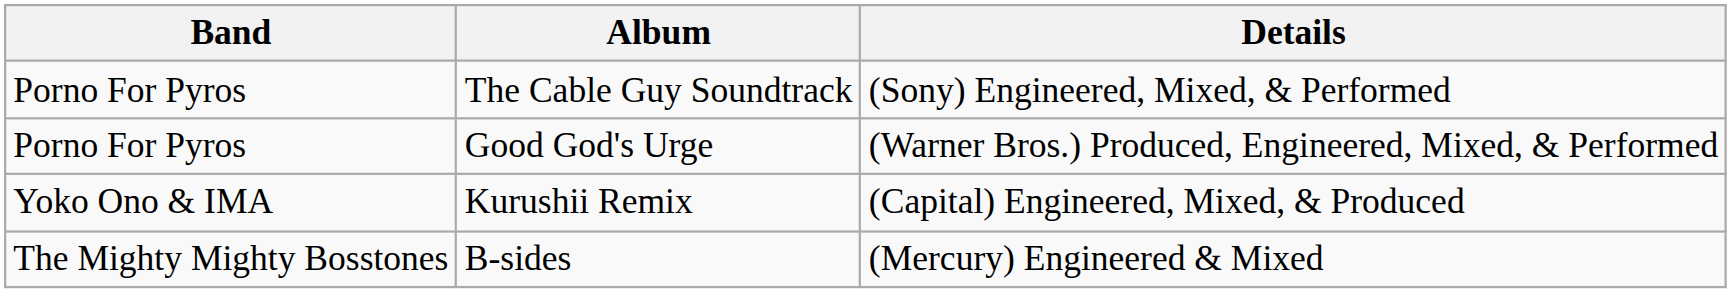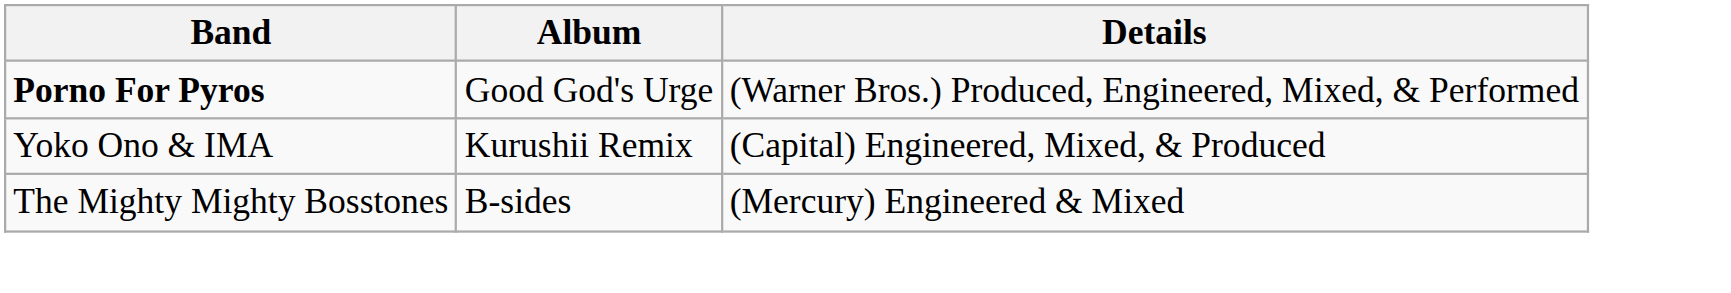- row: (659, 88)
(130, 145) normal -> (139, 88) bold
